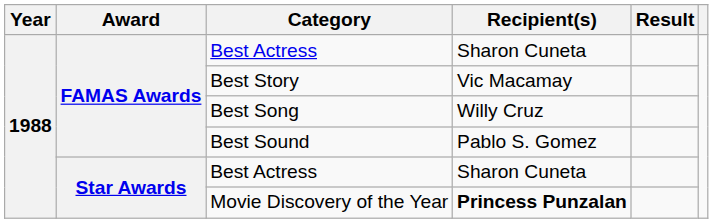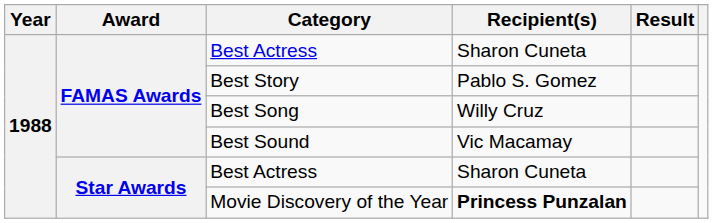(515, 80) Vic Macamay -> (527, 80) Pablo S. Gomez
(527, 141) Pablo S. Gomez -> (515, 141) Vic Macamay
